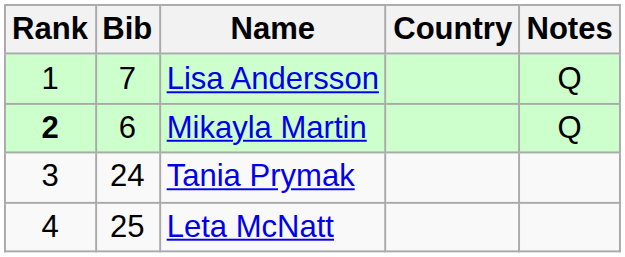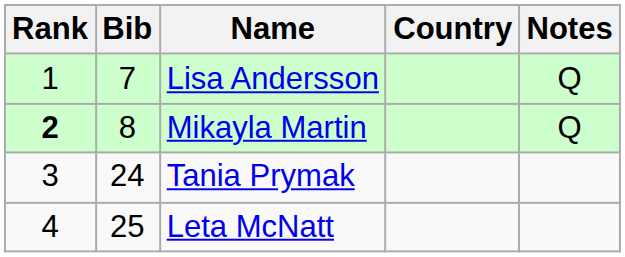(127, 127) 6 -> (127, 127) 8
